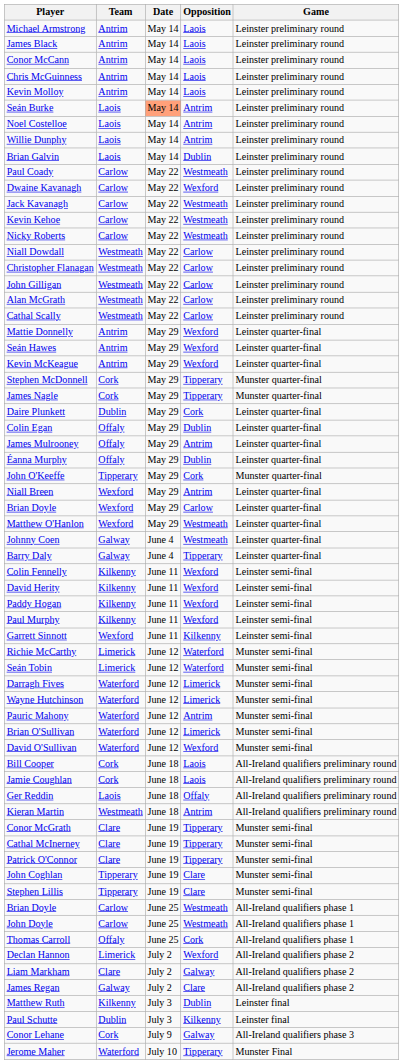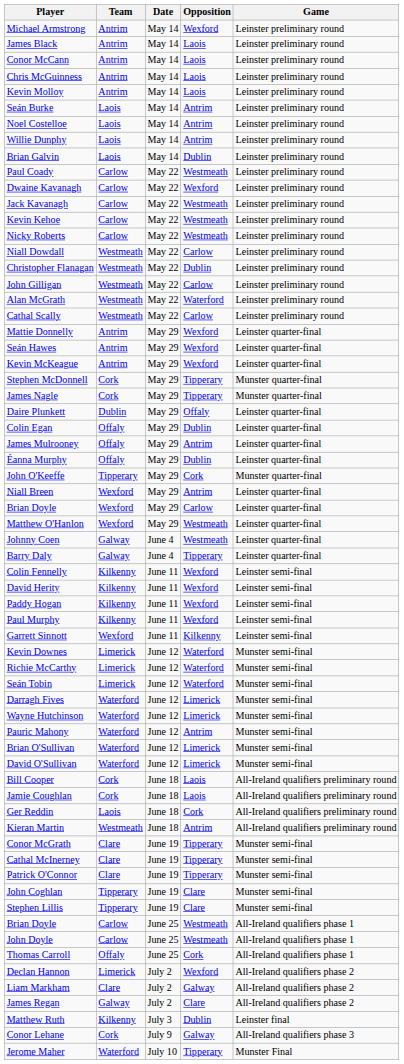(194, 28) Laois -> (201, 28) Wexford
(163, 108) lightsalmon background -> (163, 108) no background
(198, 268) Carlow -> (197, 268) Dublin
(198, 300) Carlow -> (204, 300) Waterford
(193, 412) Cork -> (196, 412) Offaly
+ row: (37, 651)
(201, 747) Wexford -> (202, 763) Limerick
(196, 795) Offaly -> (193, 811) Cork
- row: (32, 1019)
